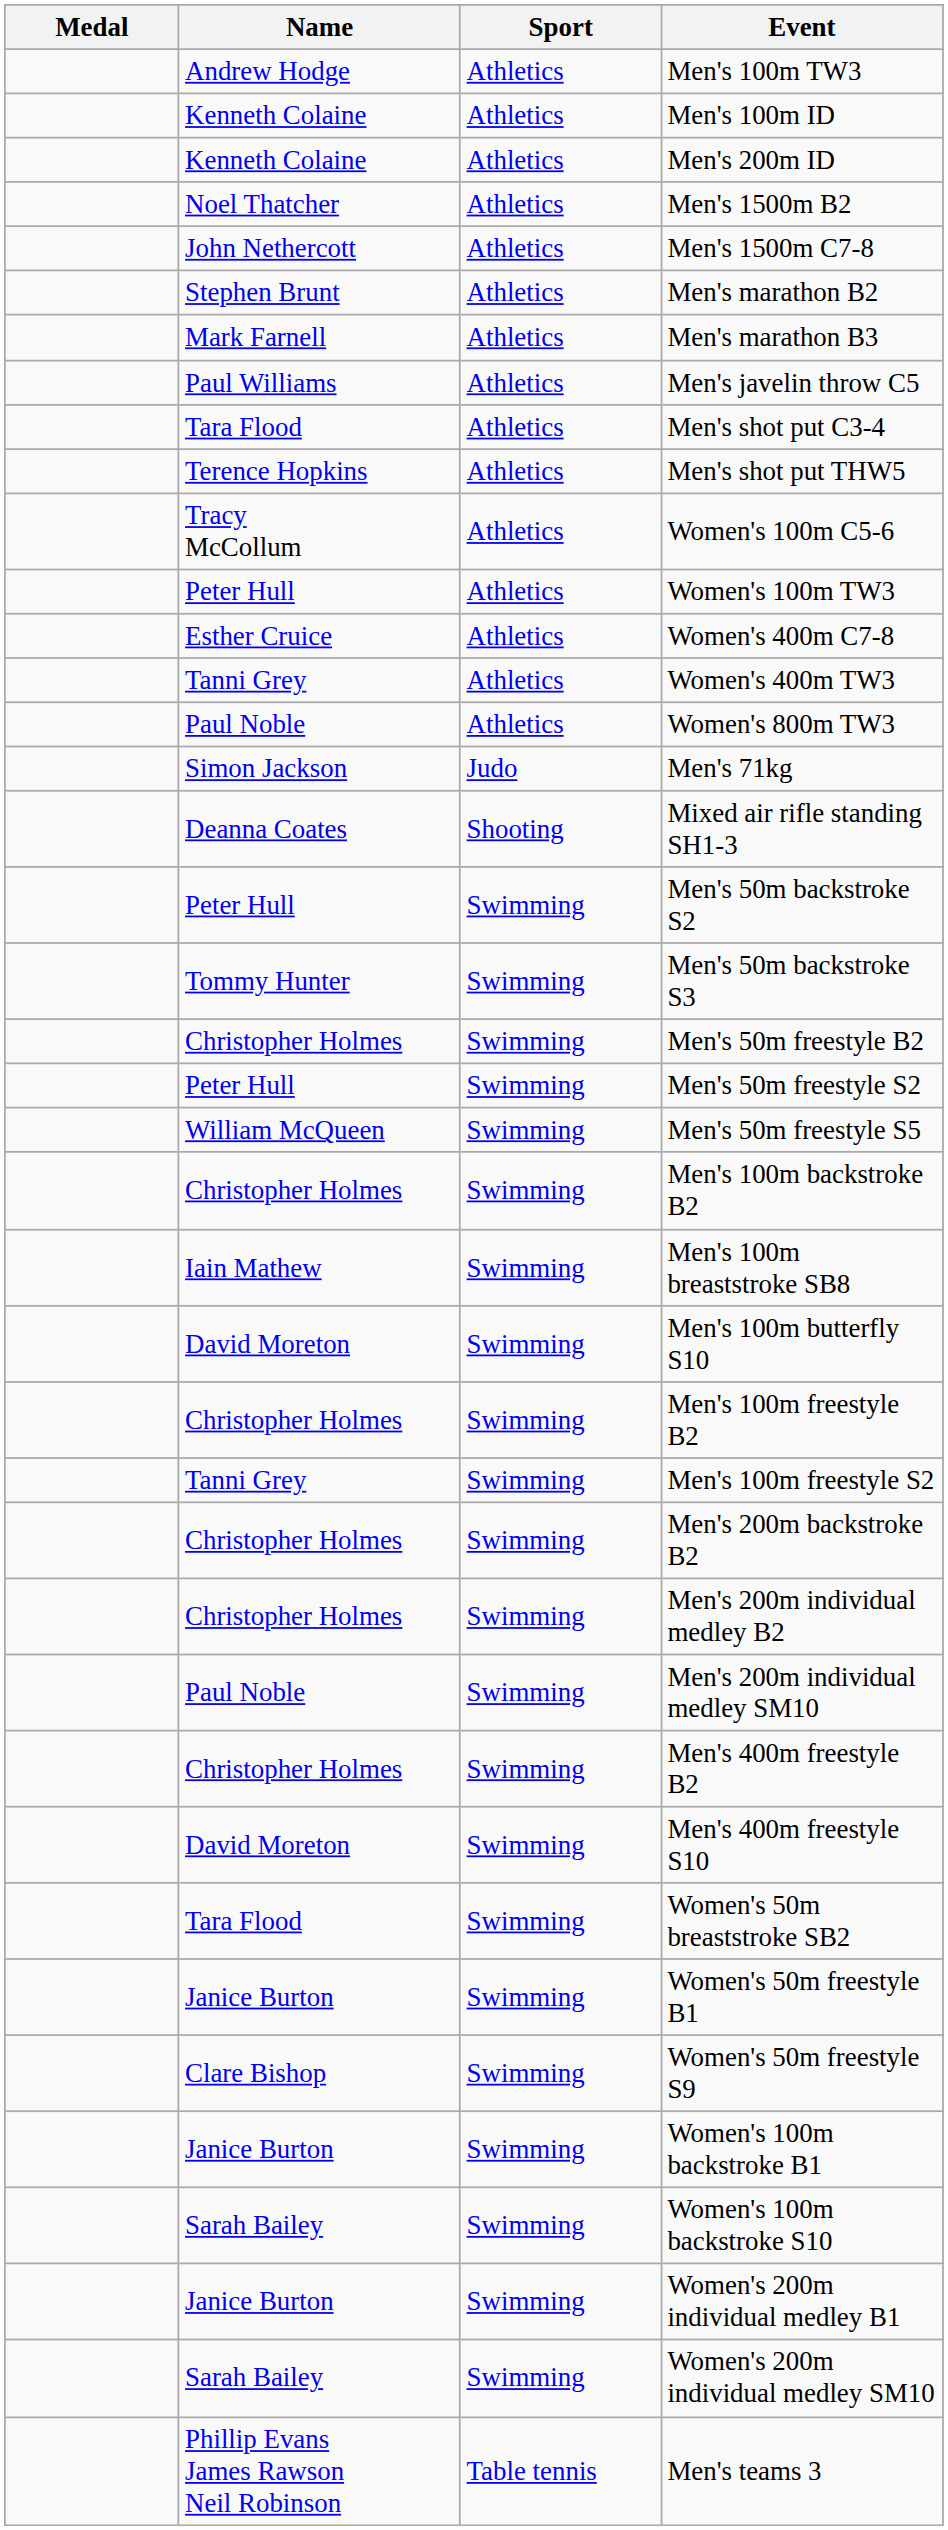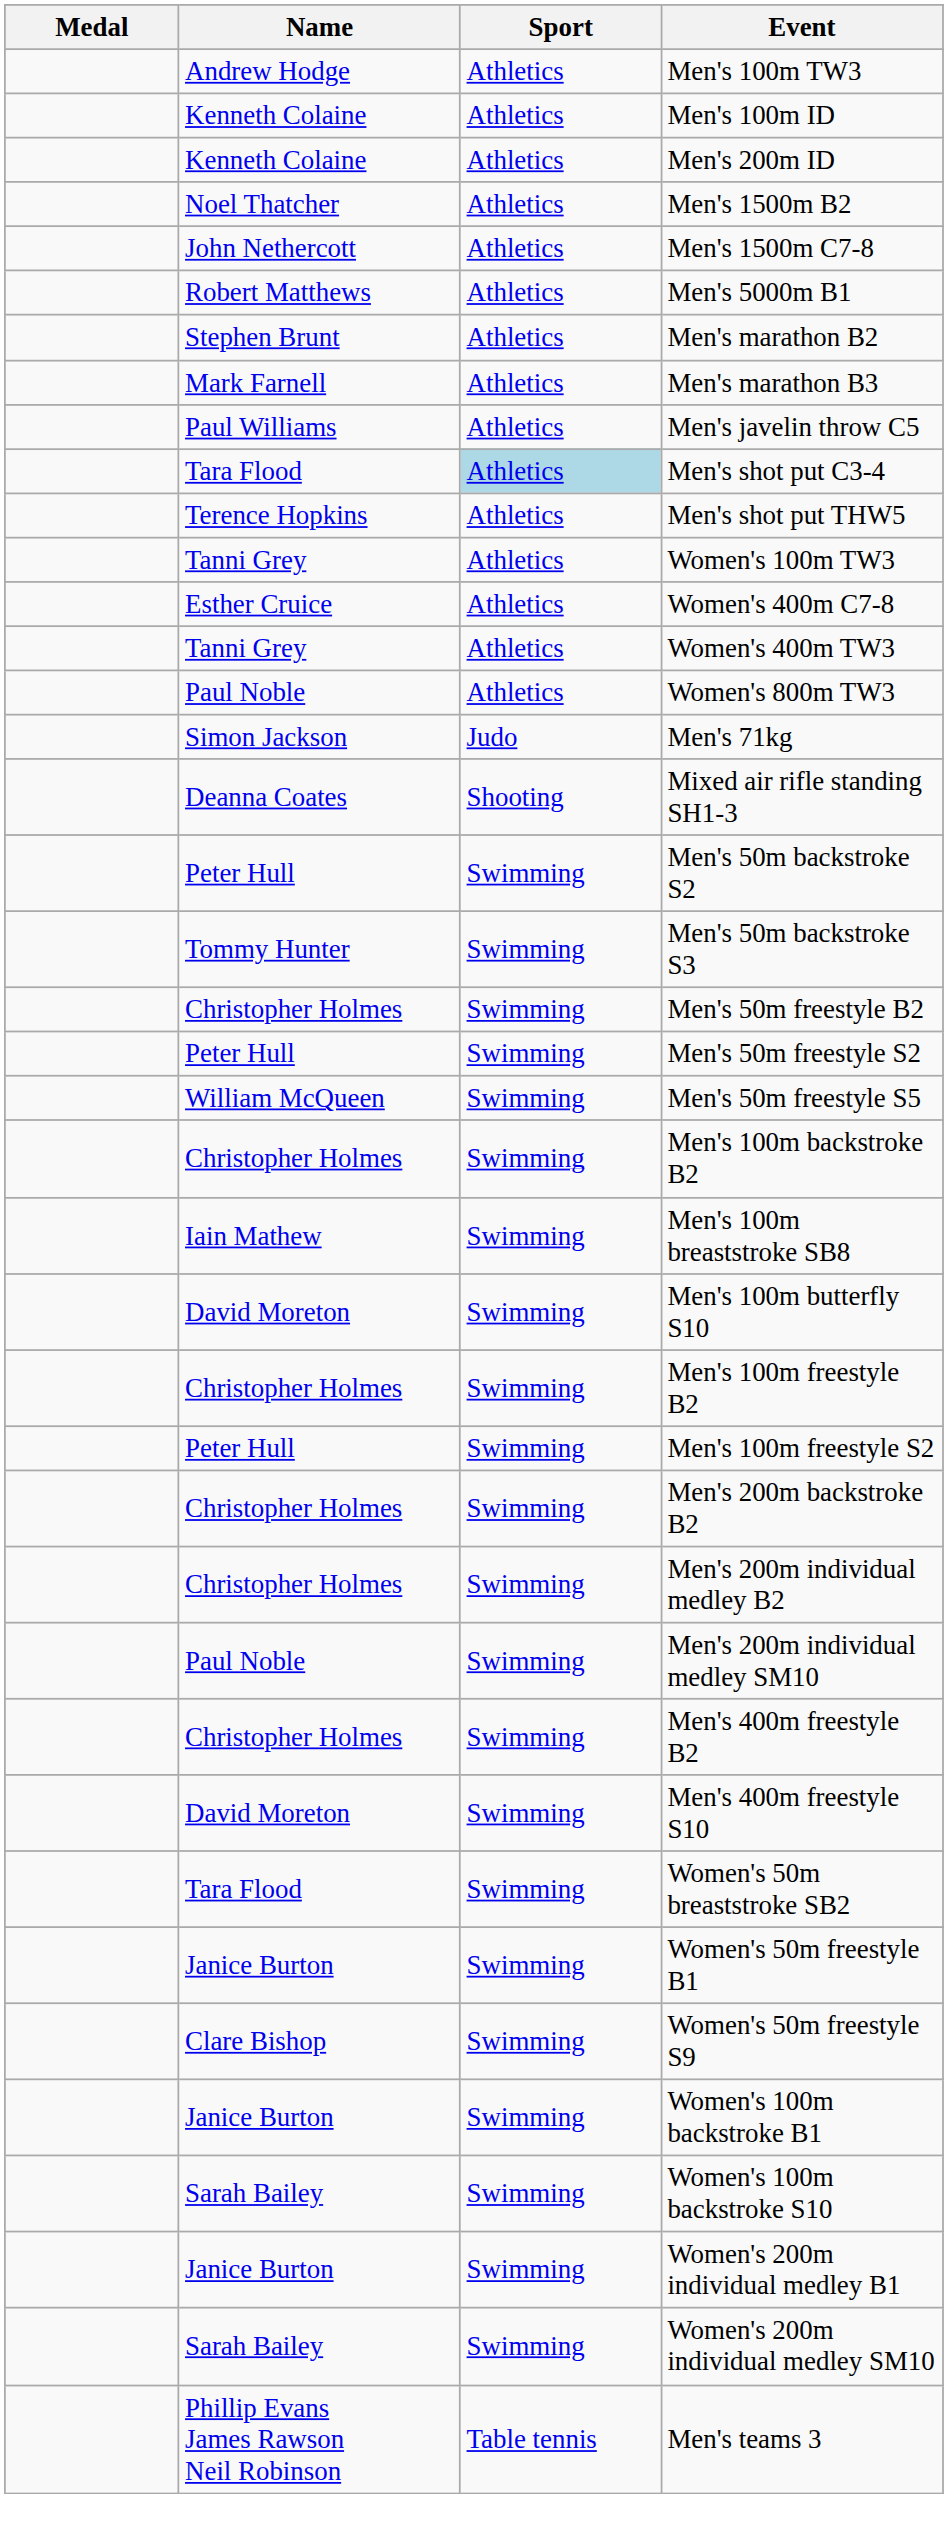+ row: (759, 293)
(515, 426) no background -> (515, 470) lightblue background
- row: (781, 530)
(240, 591) Peter Hull -> (246, 559) Tanni Grey
(246, 1479) Tanni Grey -> (240, 1447) Peter Hull
